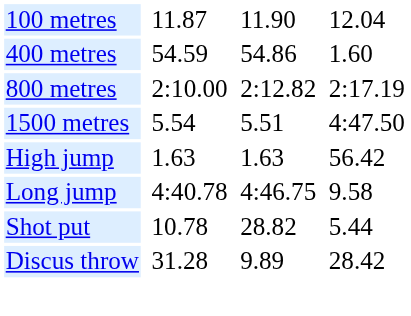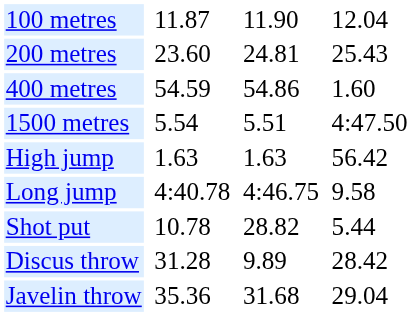+ row: (61, 54)
- row: (61, 88)
+ row: (74, 295)
